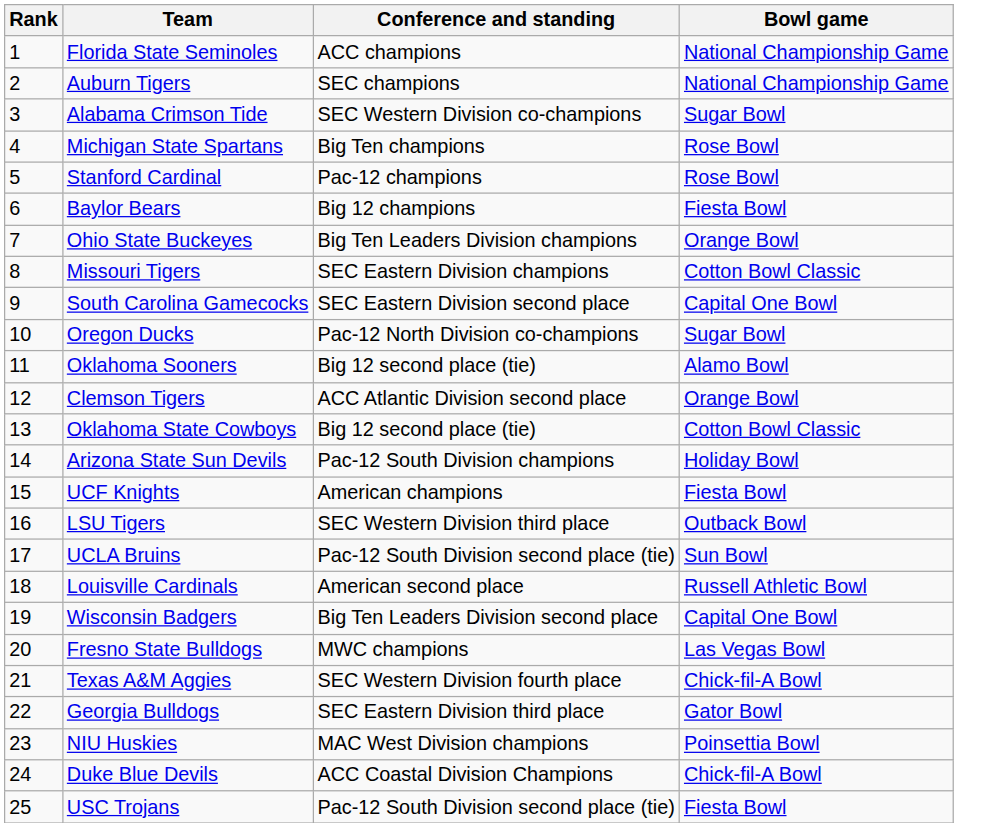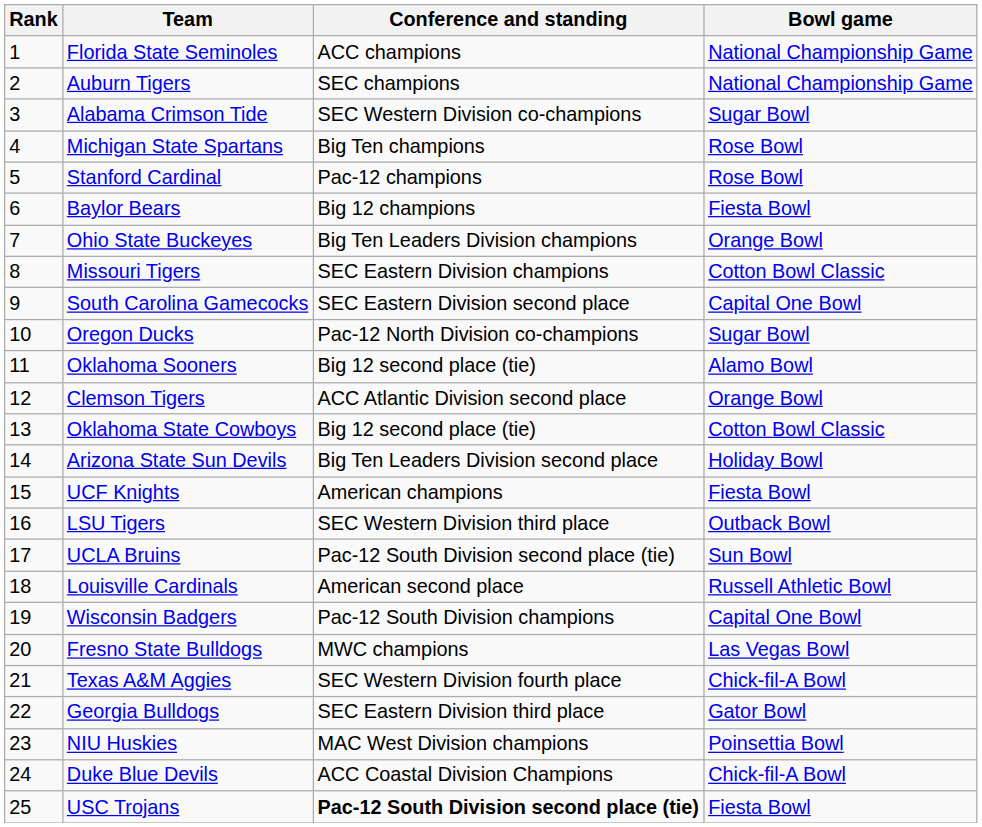(466, 460) Pac-12 South Division champions -> (488, 460) Big Ten Leaders Division second place
(488, 618) Big Ten Leaders Division second place -> (466, 618) Pac-12 South Division champions
(496, 806) normal -> (508, 806) bold
